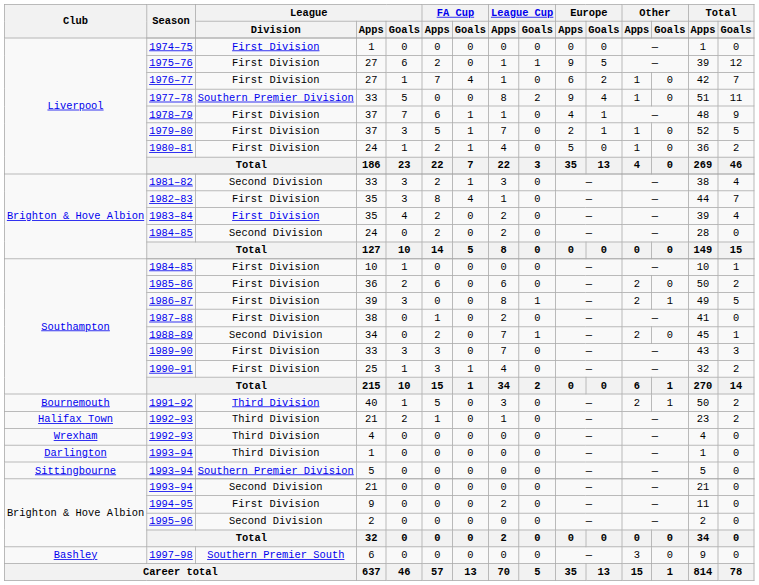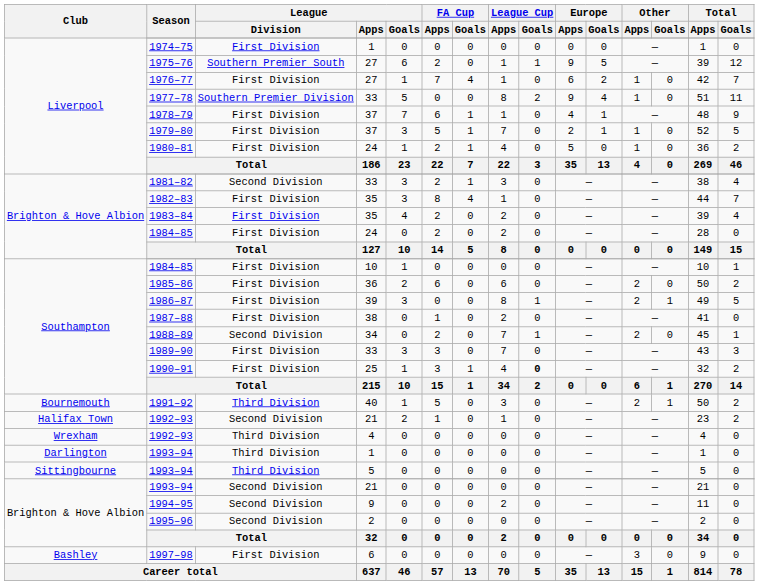(276, 64) First Division -> (276, 64) Southern Premier South
(276, 233) Second Division -> (276, 233) First Division
(537, 369) normal -> (537, 369) bold
(276, 420) Third Division -> (276, 420) Second Division
(276, 471) Southern Premier Division -> (276, 471) Third Division
(276, 504) First Division -> (276, 504) Second Division
(276, 555) Southern Premier South -> (276, 555) First Division
